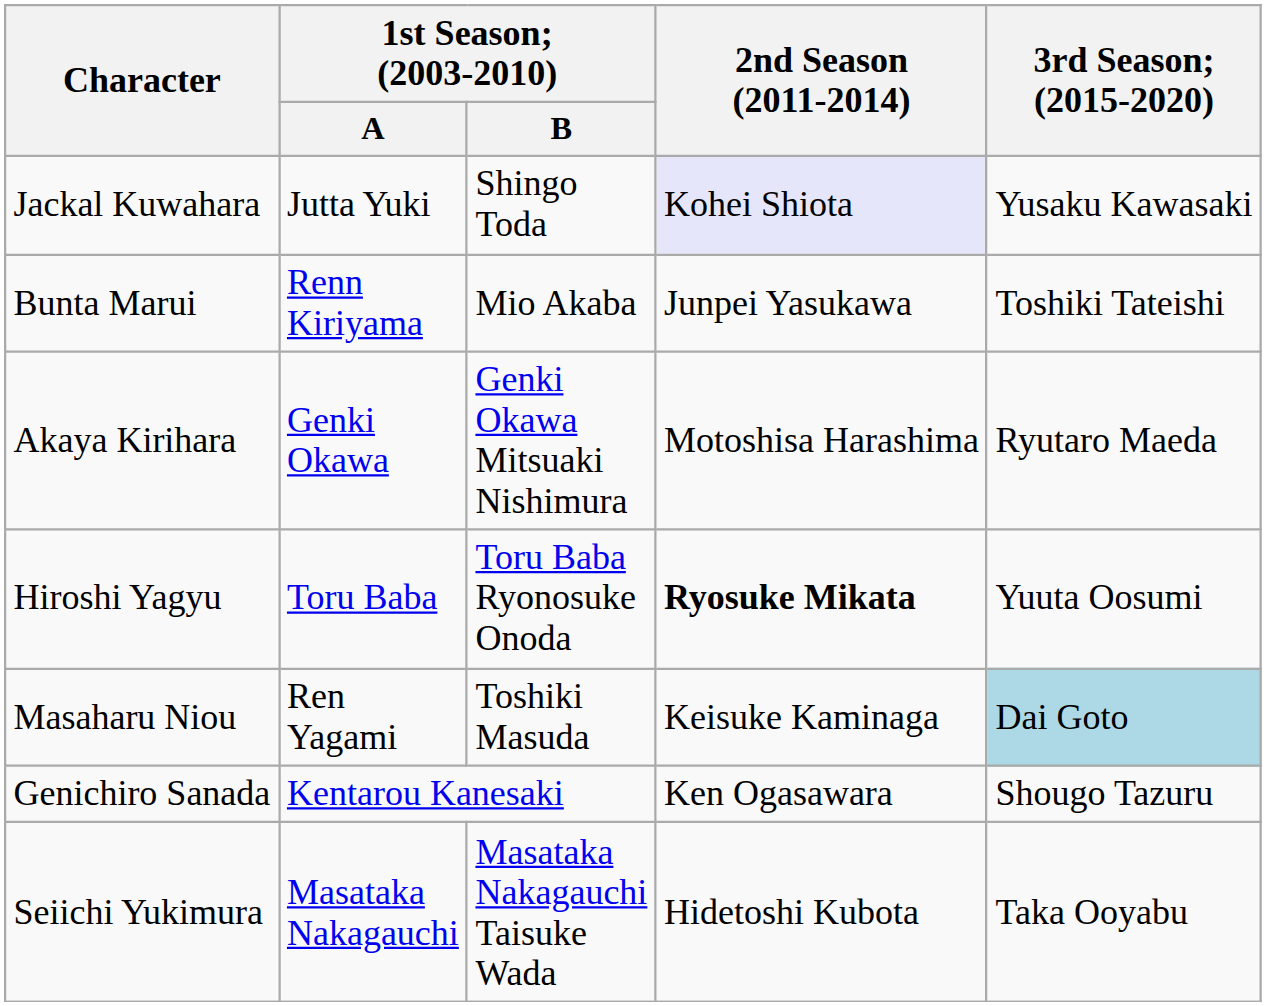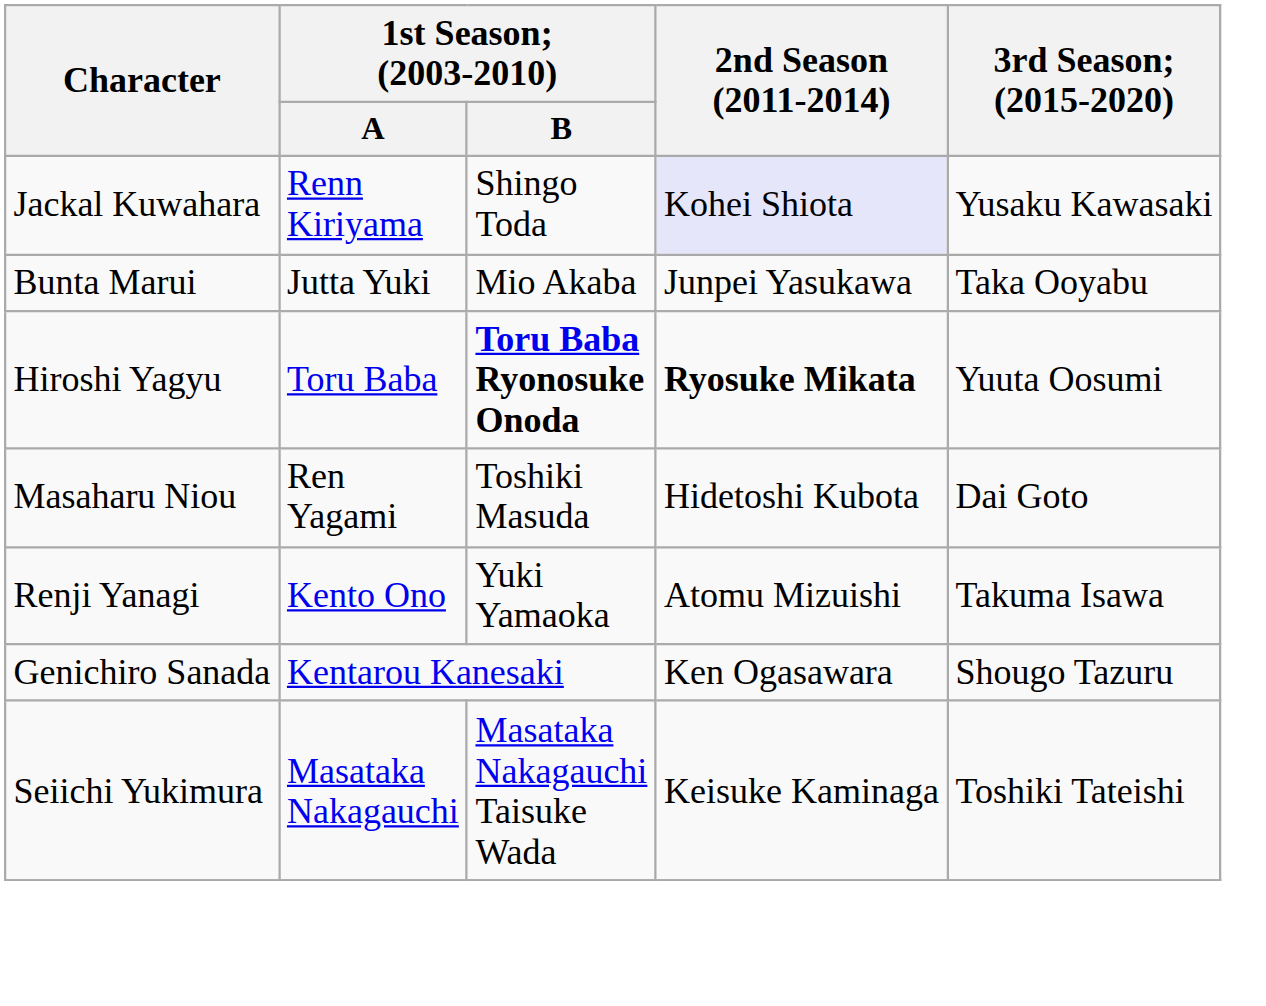(359, 204) Jutta Yuki -> (355, 204) Renn Kiriyama
(355, 301) Renn Kiriyama -> (359, 281) Jutta Yuki
(1110, 301) Toshiki Tateishi -> (1052, 281) Taka Ooyabu
- row: (125, 440)
(556, 598) normal -> (560, 379) bold
(801, 716) Keisuke Kaminaga -> (791, 497) Hidetoshi Kubota
(1062, 716) lightblue background -> (1022, 497) no background
+ row: (106, 594)
(791, 911) Hidetoshi Kubota -> (801, 789) Keisuke Kaminaga
(1092, 911) Taka Ooyabu -> (1070, 789) Toshiki Tateishi
